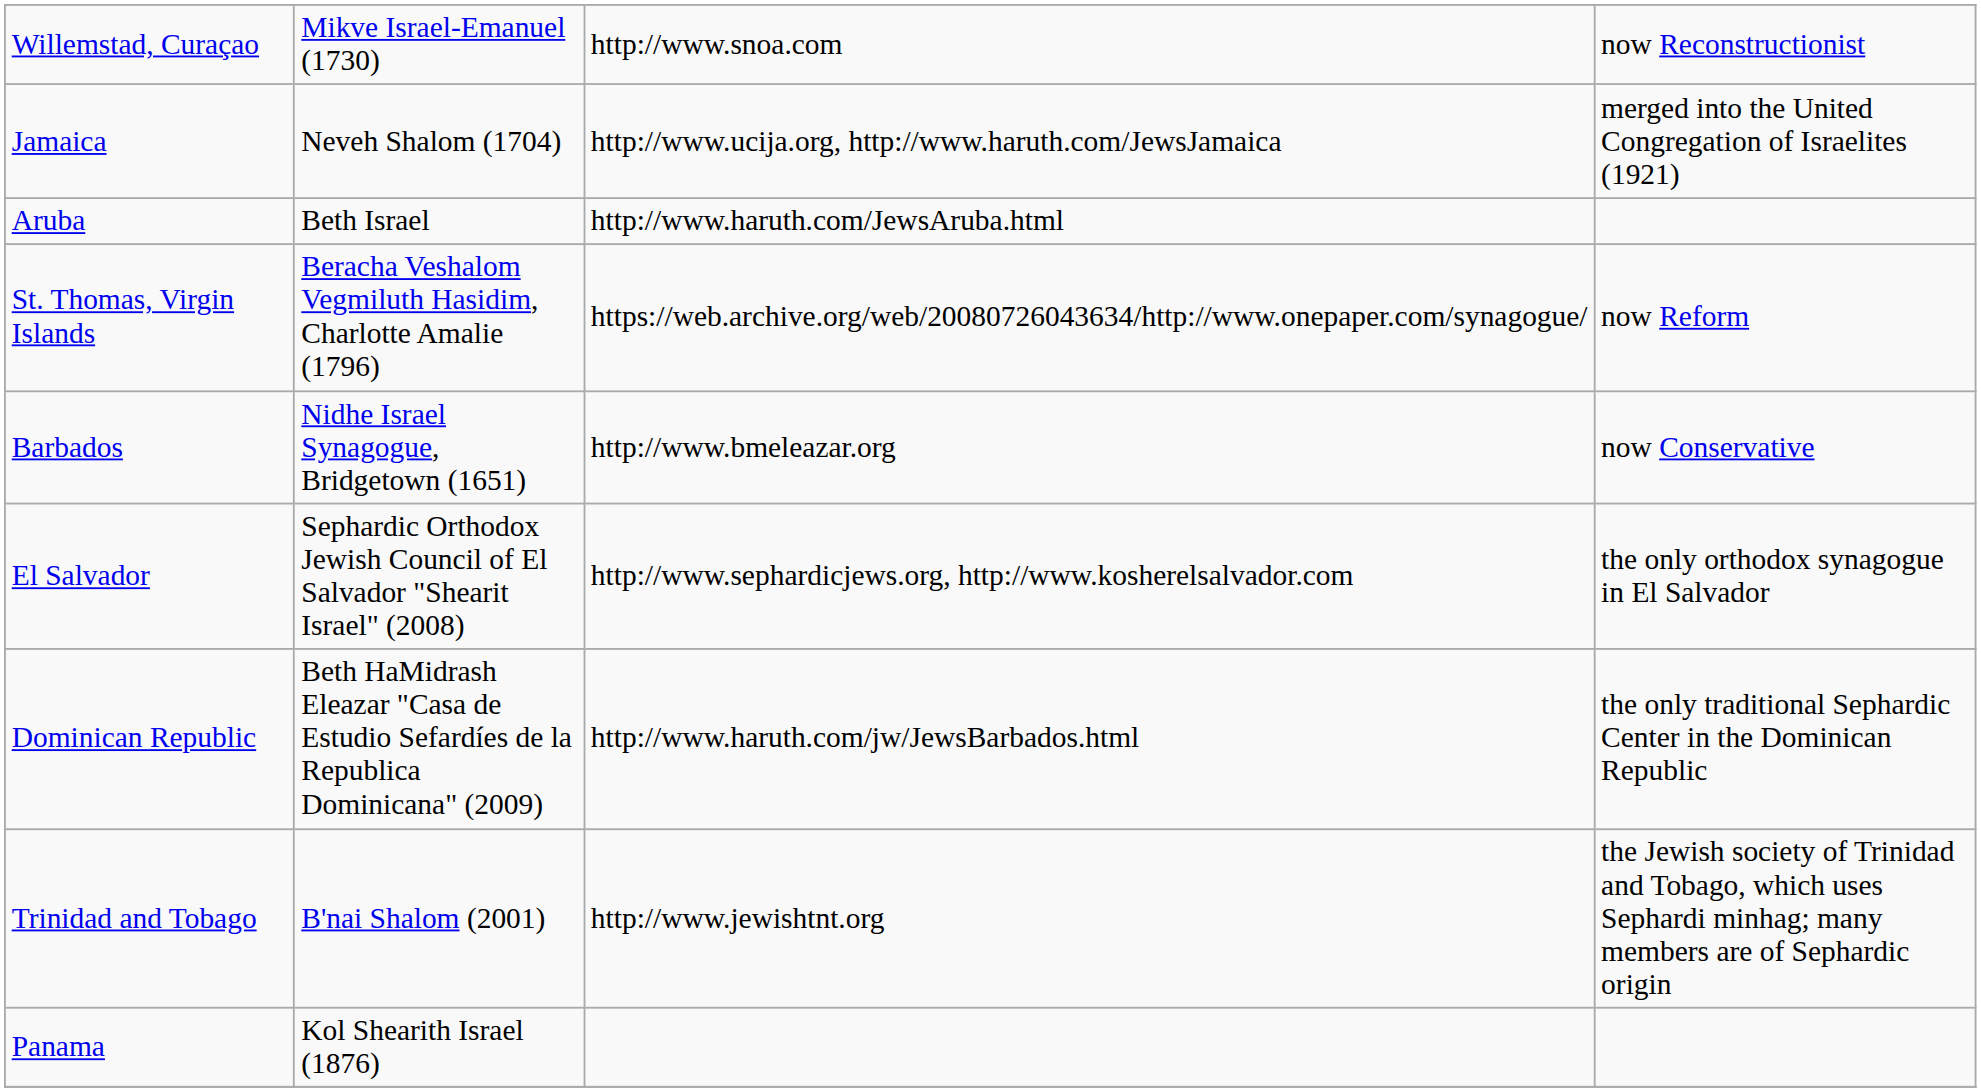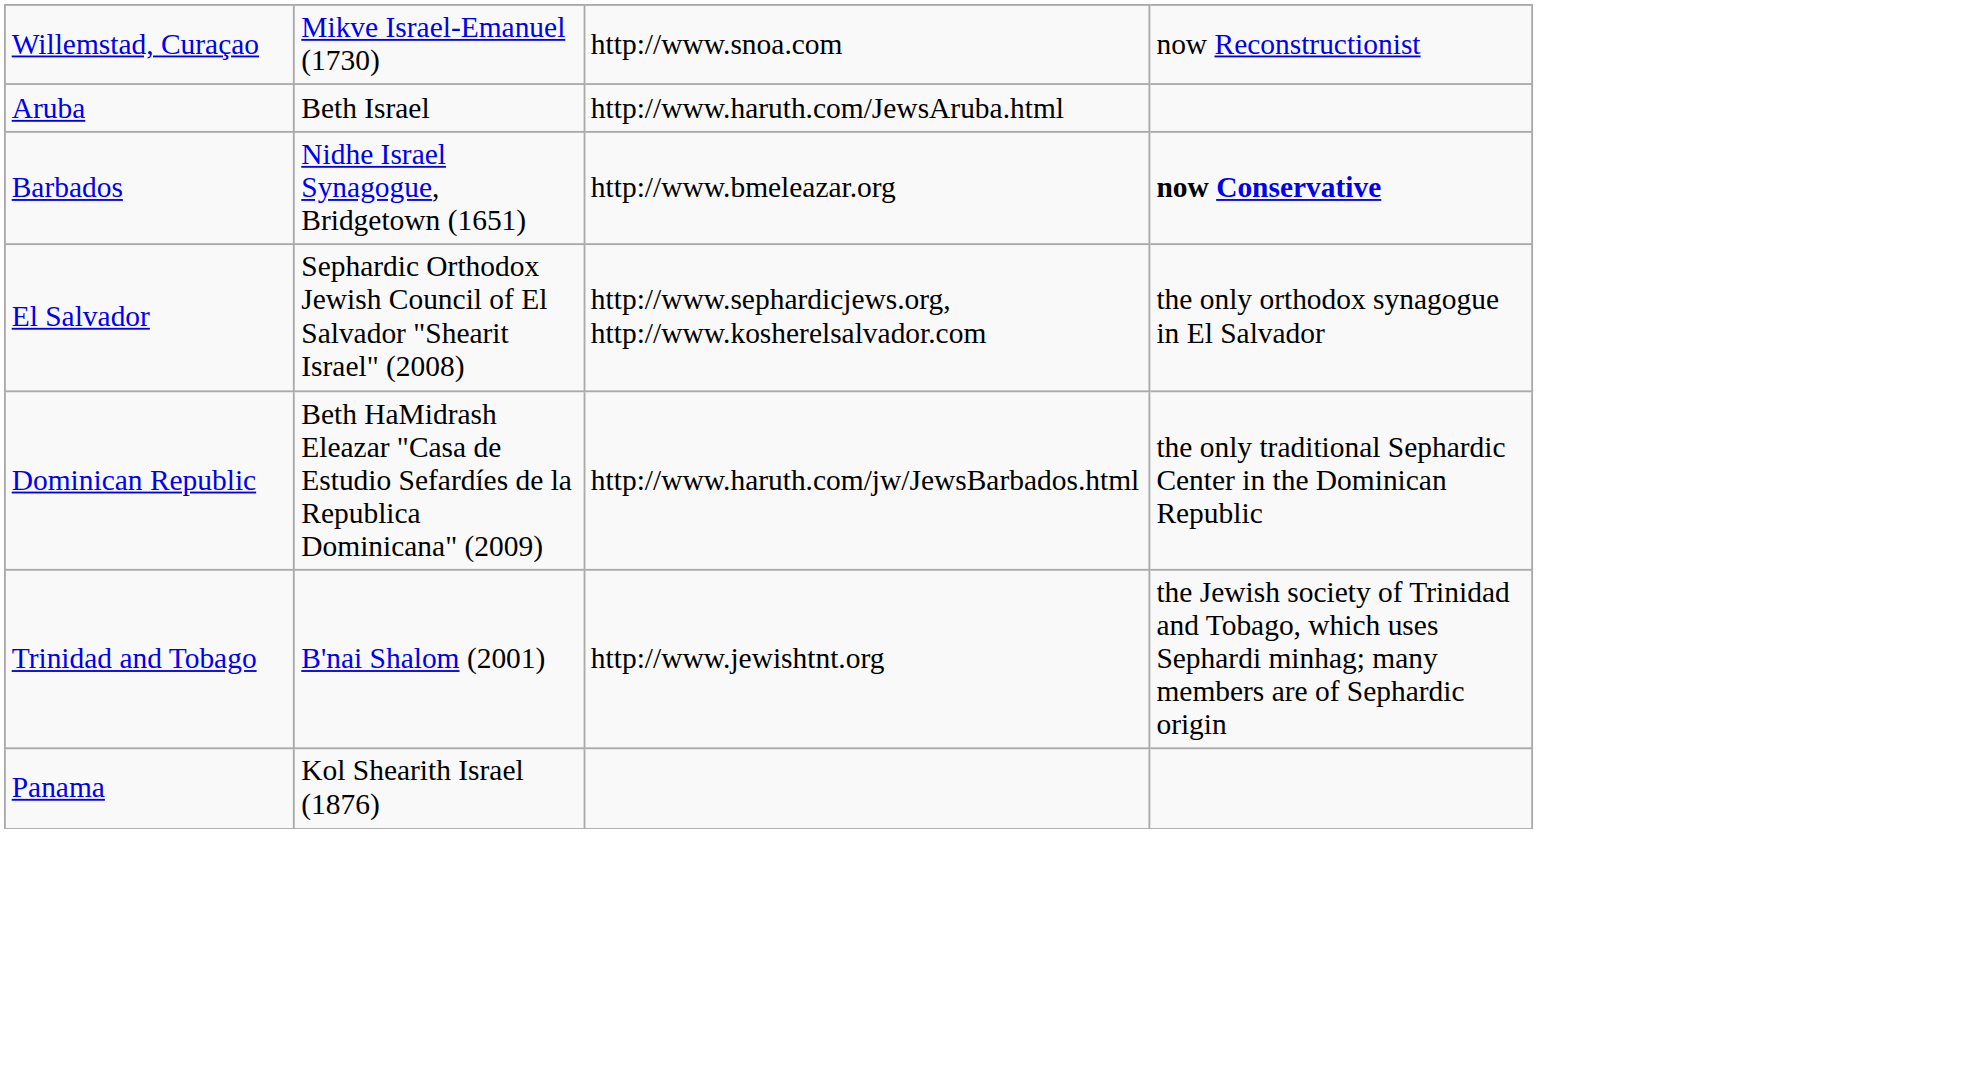- row: (59, 140)
- row: (123, 316)
(1708, 446) normal -> (1269, 187) bold
